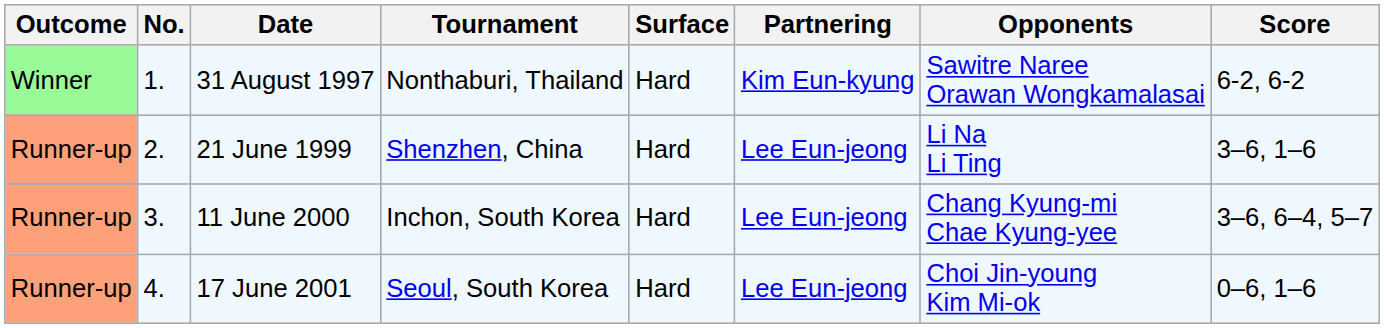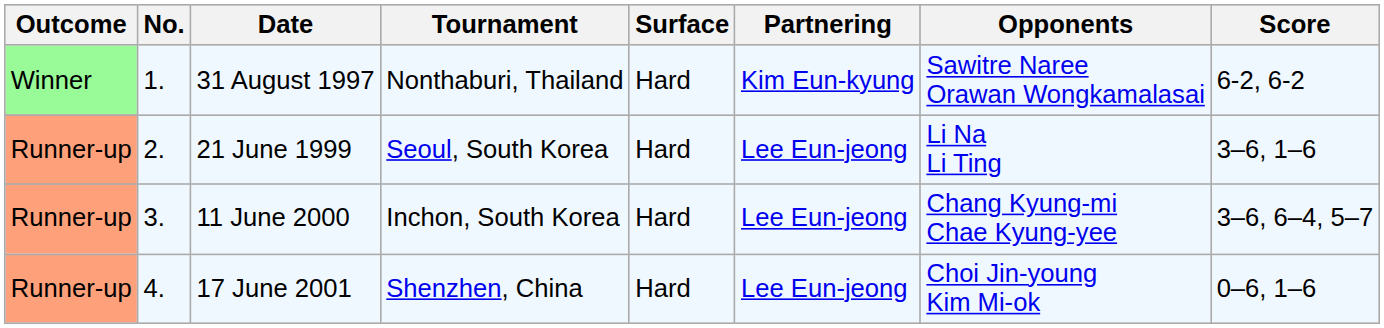(484, 149) Shenzhen, China -> (497, 149) Seoul, South Korea
(497, 288) Seoul, South Korea -> (484, 288) Shenzhen, China
